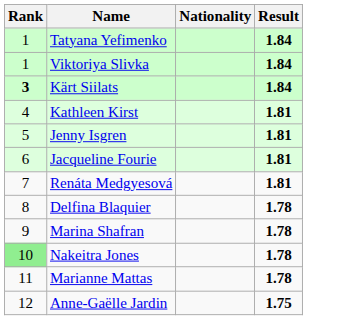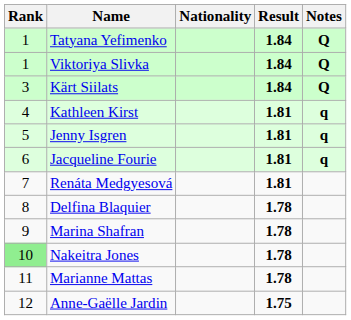+ column: (324, 16)
(25, 87) bold -> (25, 87) normal
